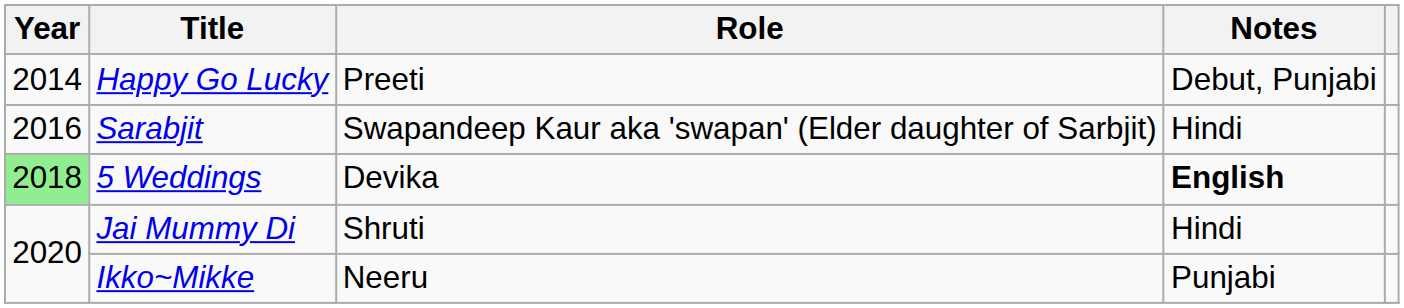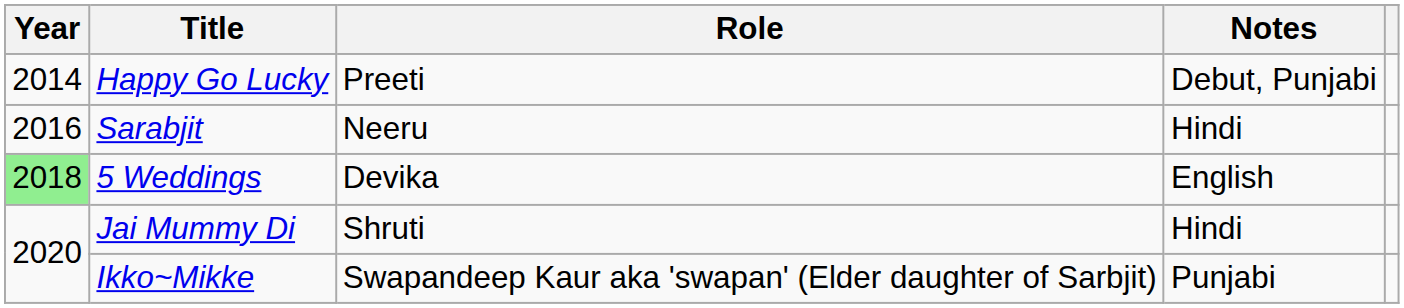(750, 128) Swapandeep Kaur aka 'swapan' (Elder daughter of Sarbjit) -> (385, 128) Neeru
(1228, 178) bold -> (1222, 178) normal
(385, 278) Neeru -> (750, 278) Swapandeep Kaur aka 'swapan' (Elder daughter of Sarbjit)
